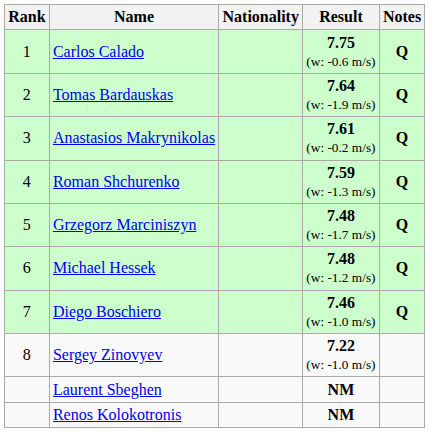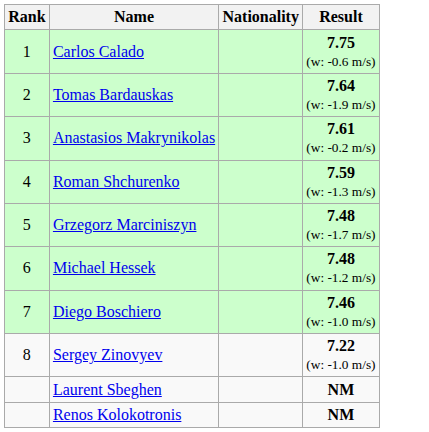- column: (402, 17)
